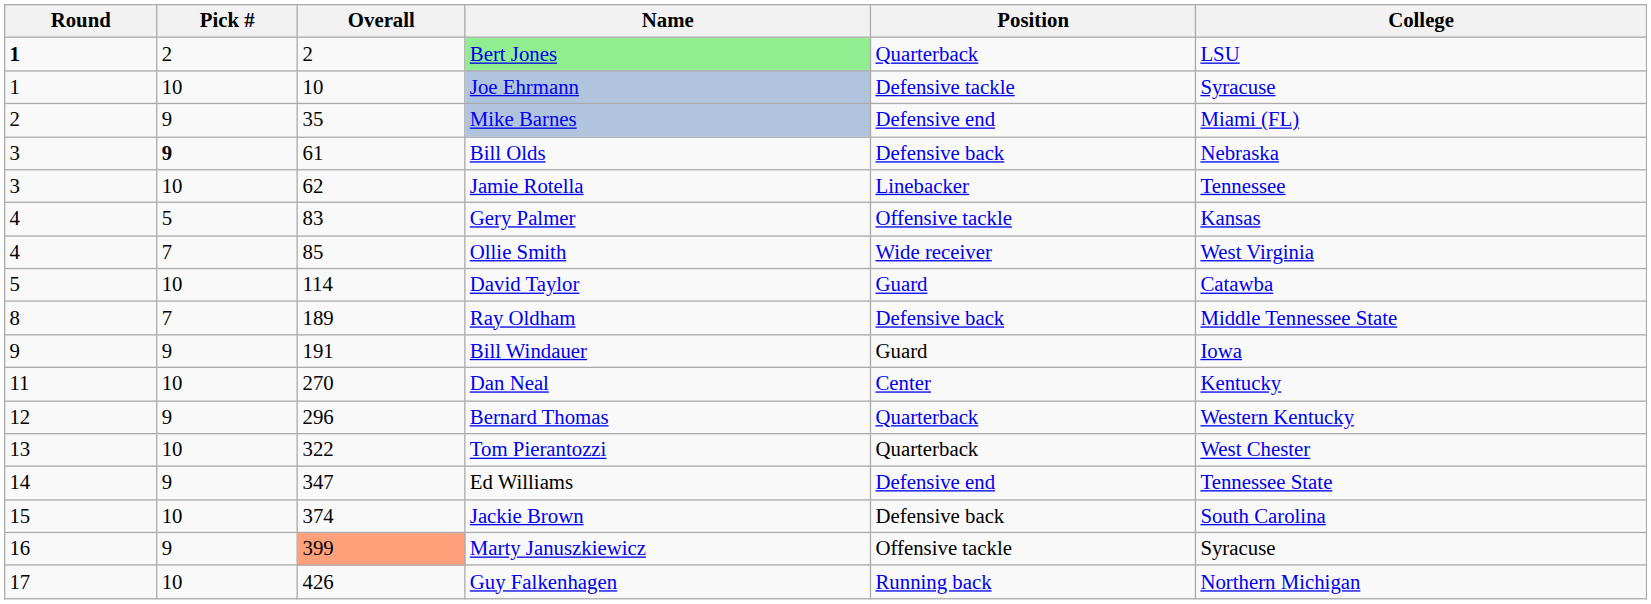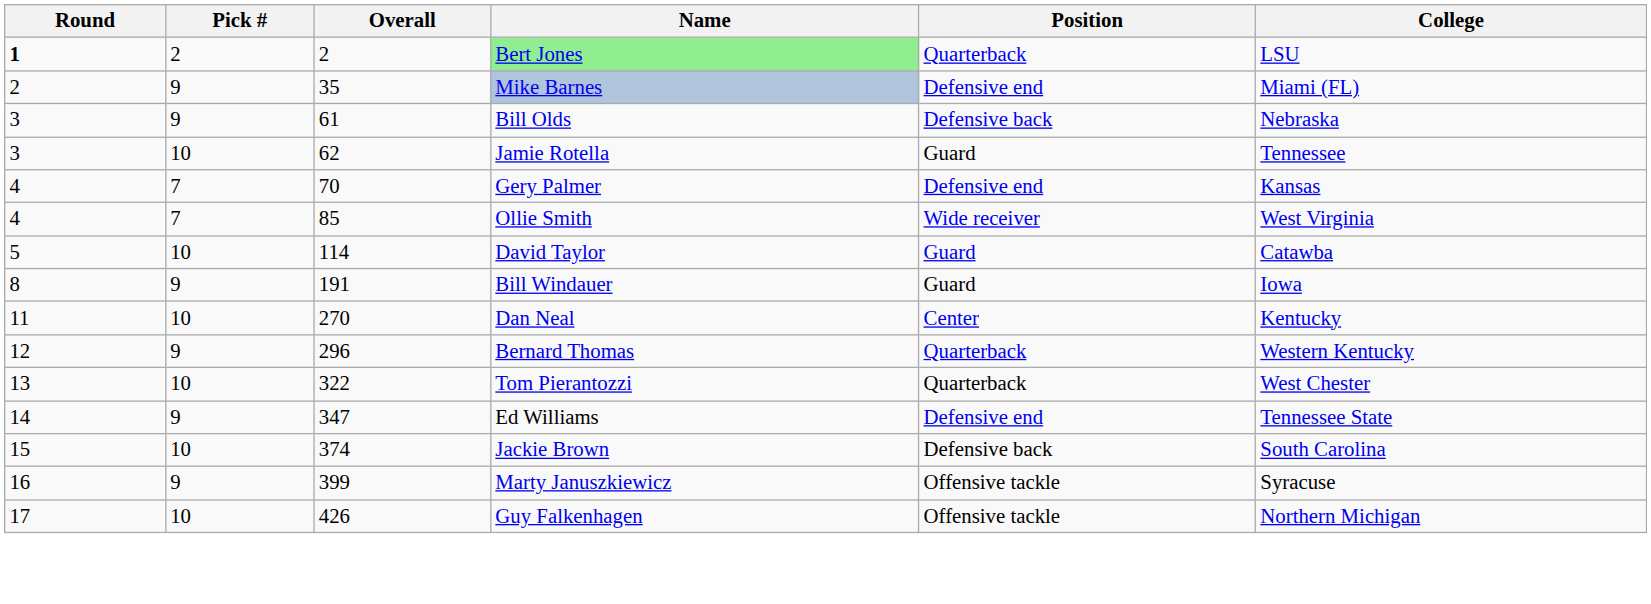- row: (524, 86)
(167, 152) bold -> (175, 119) normal
(922, 185) Linebacker -> (950, 152) Guard
(167, 218) 5 -> (175, 185) 7
(313, 218) 83 -> (329, 185) 70
(944, 218) Offensive tackle -> (983, 185) Defensive end
- row: (523, 317)
(15, 350) 9 -> (15, 284) 8
(318, 548) lightsalmon background -> (334, 482) no background
(934, 581) Running back -> (992, 515) Offensive tackle
